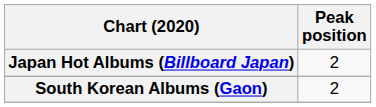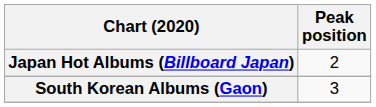(334, 89) 2 -> (334, 89) 3
